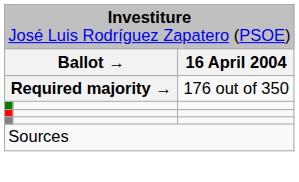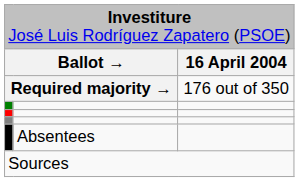+ row: (9, 137)
